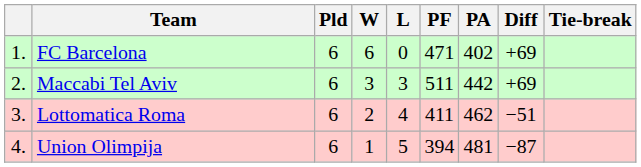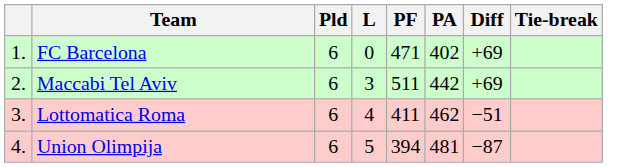- column: (369, 20)
